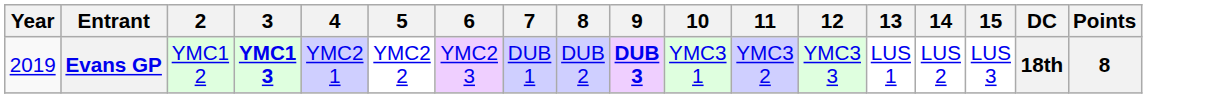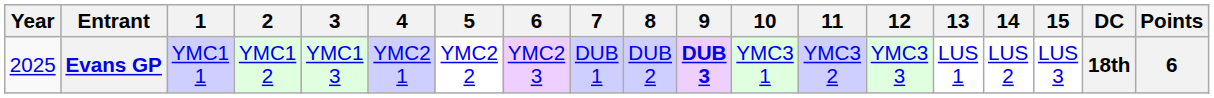+ column: (200, 21)
(33, 65) 2019 -> (33, 65) 2025
(268, 65) bold -> (335, 65) normal
(1105, 65) 8 -> (1172, 65) 6
